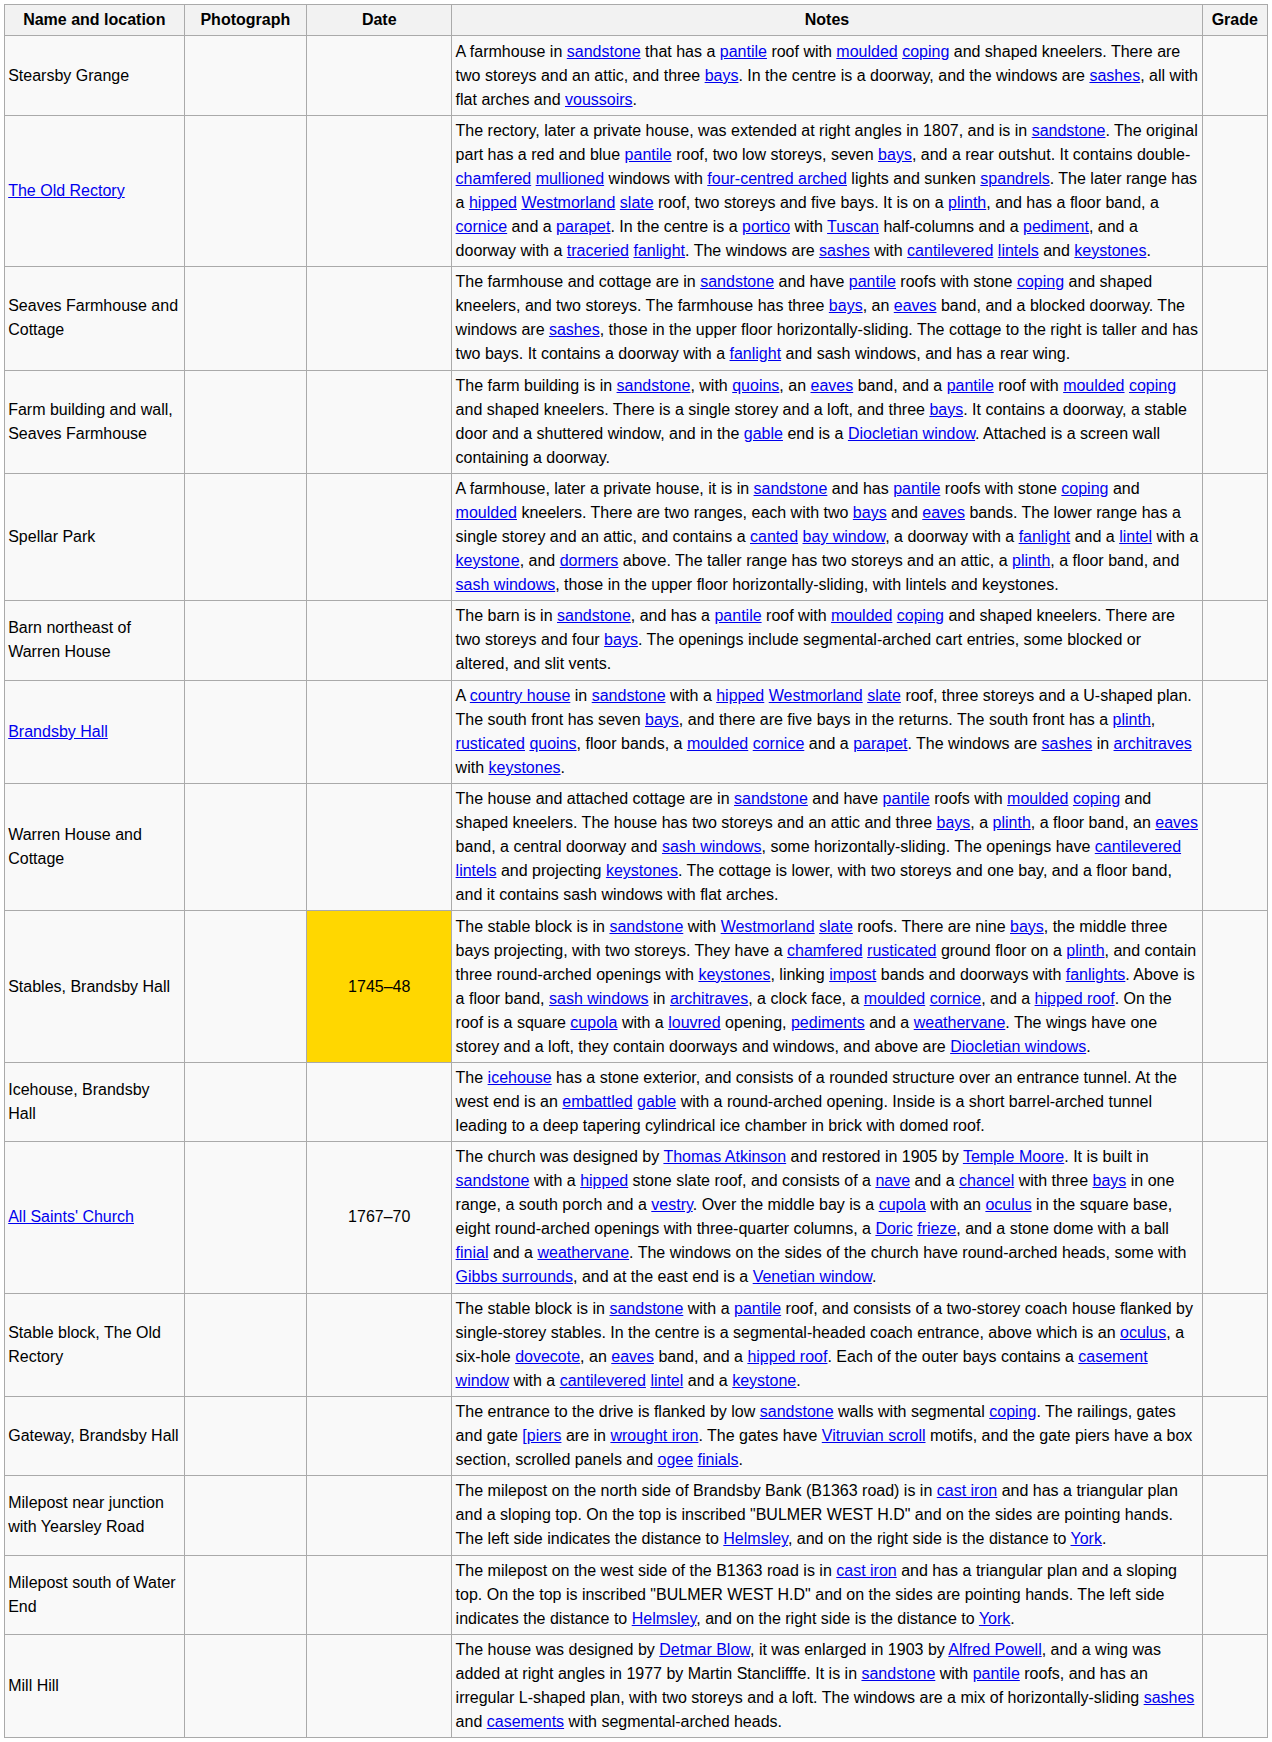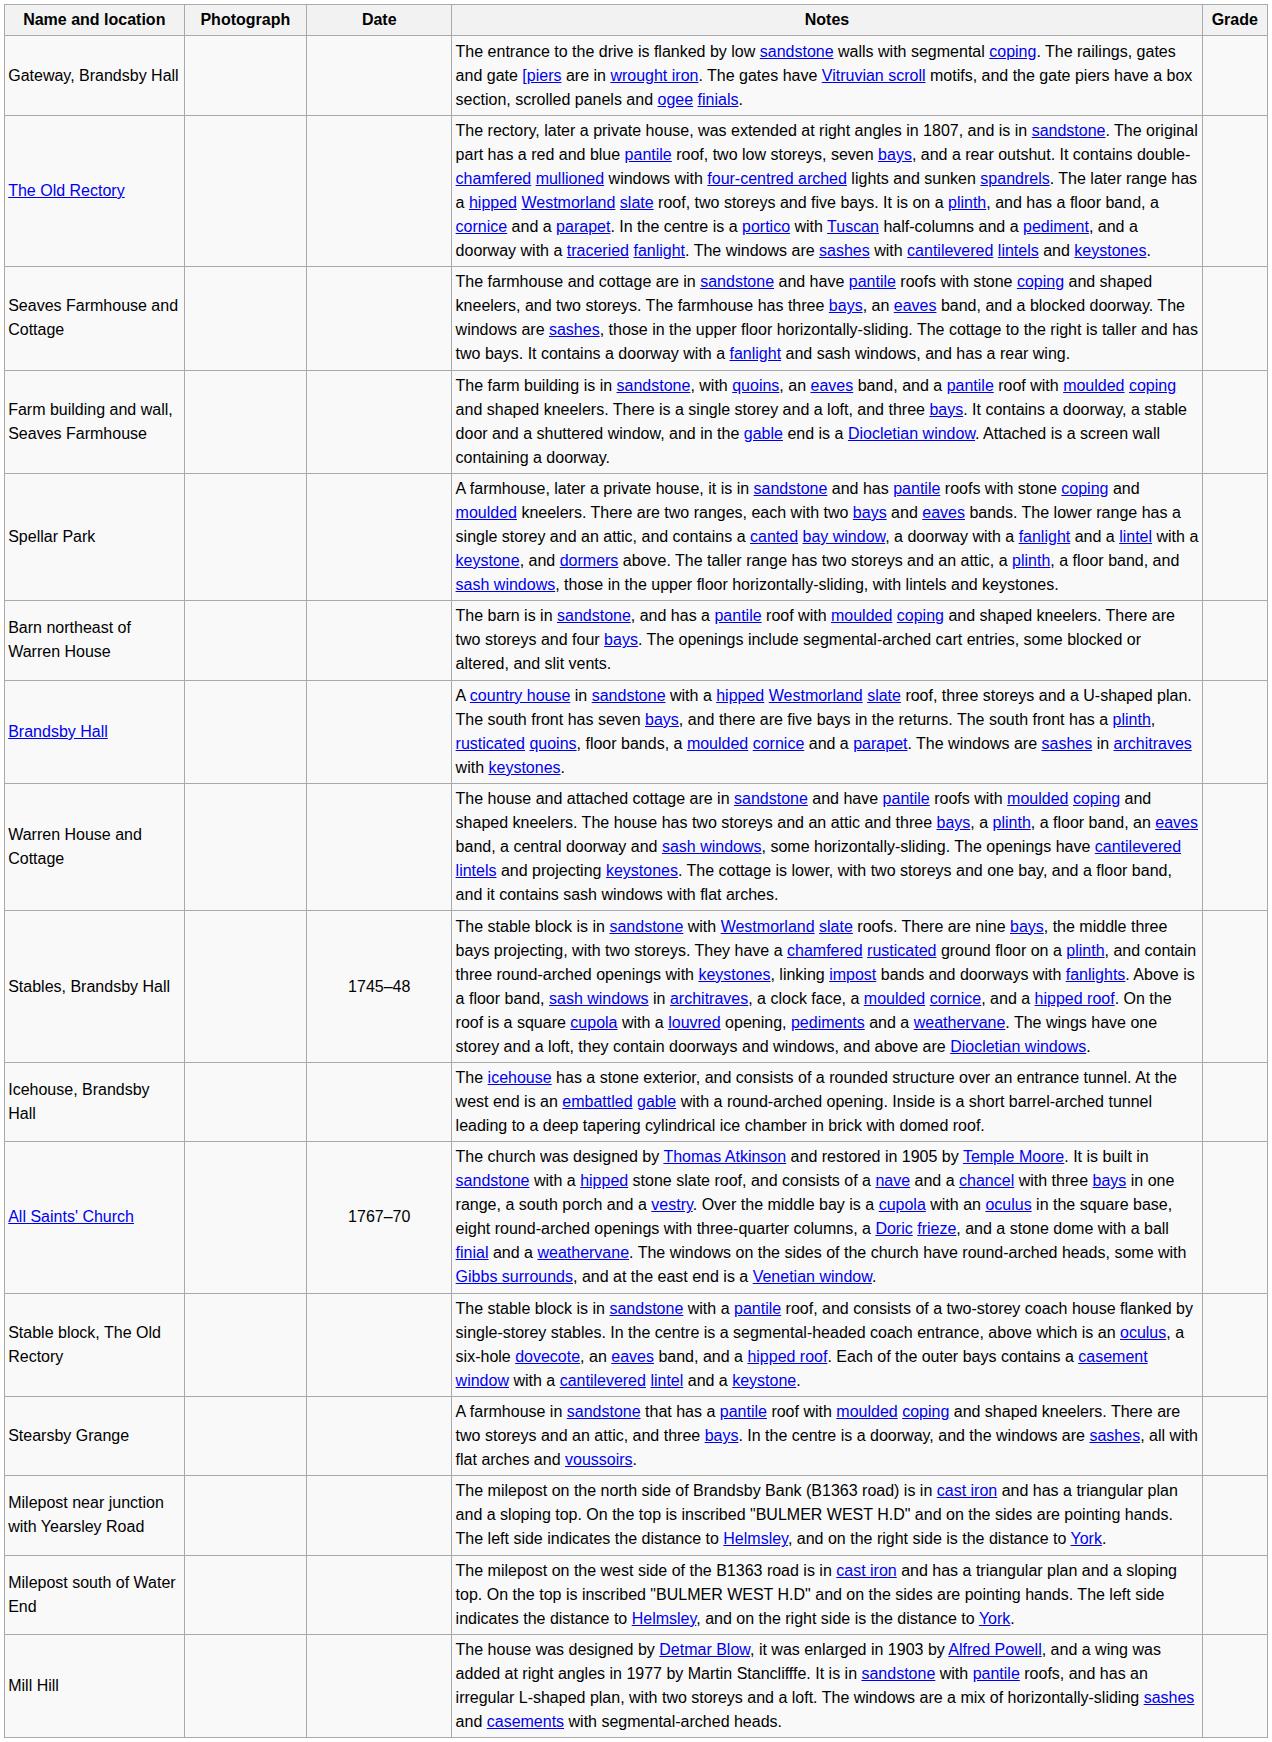rows swapped: (69, 75) <-> (93, 1436)
(379, 986) gold background -> (379, 986) no background
